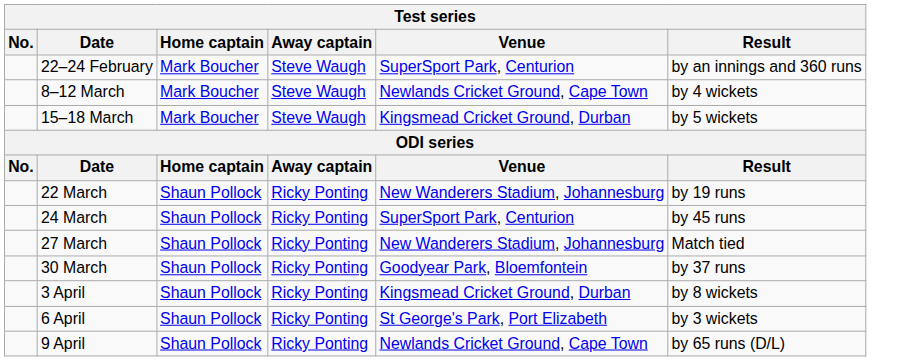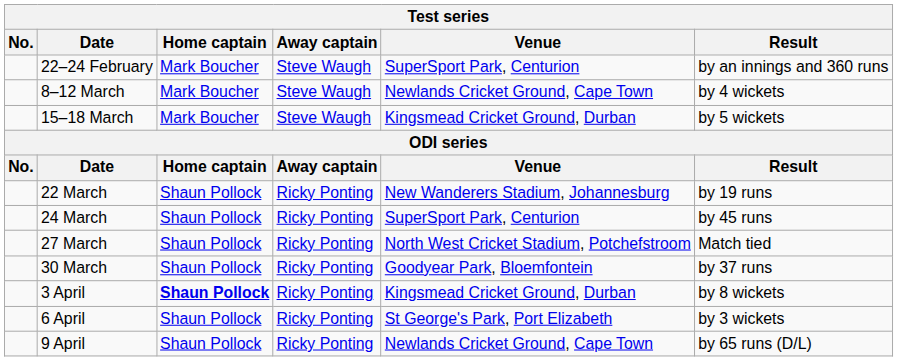(522, 243) New Wanderers Stadium, Johannesburg -> (538, 243) North West Cricket Stadium, Potchefstroom
(211, 293) normal -> (215, 293) bold
